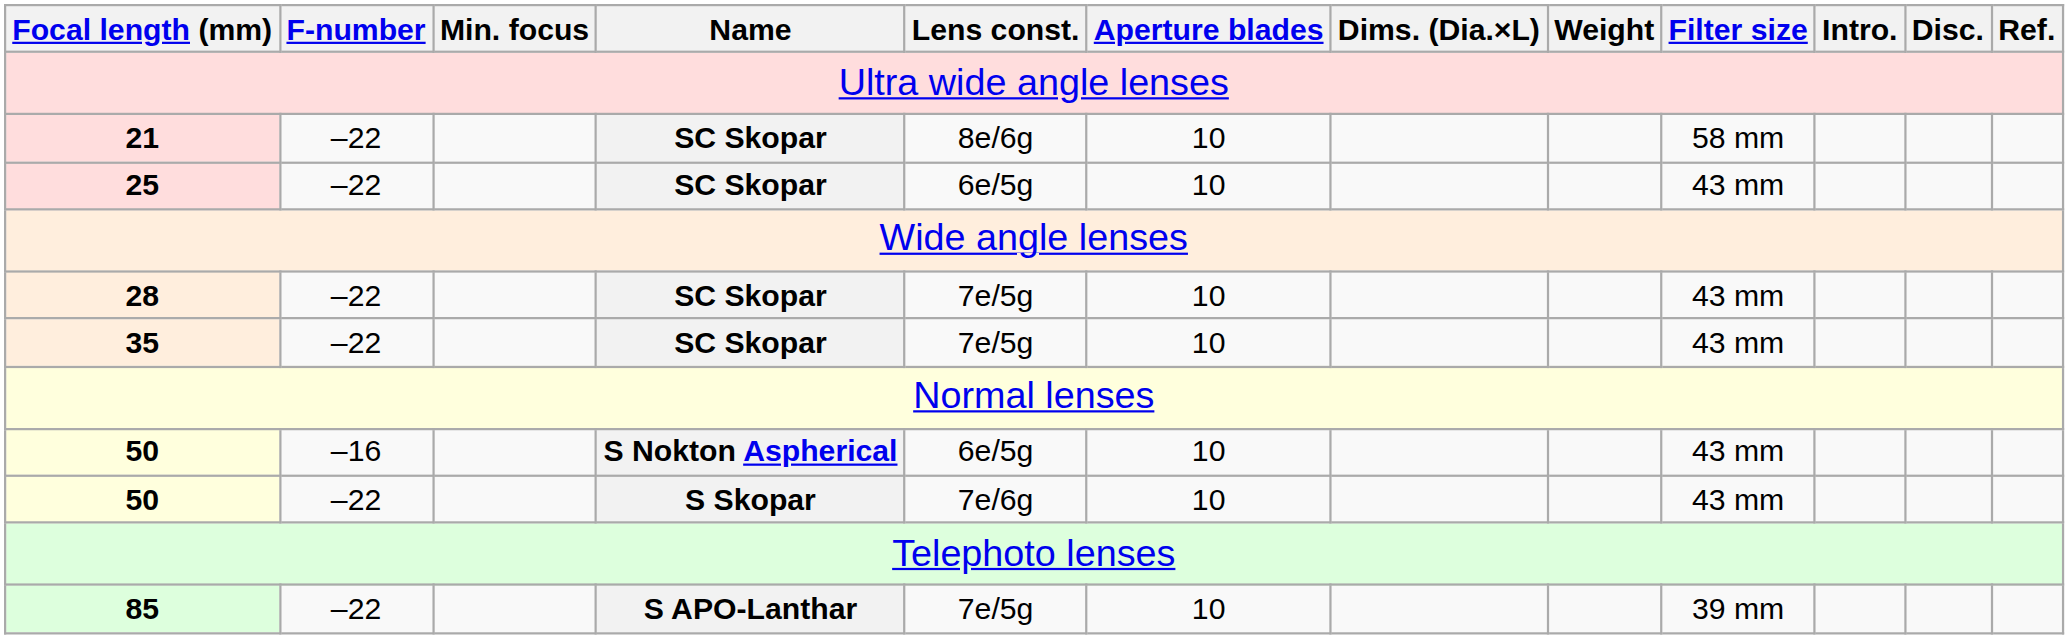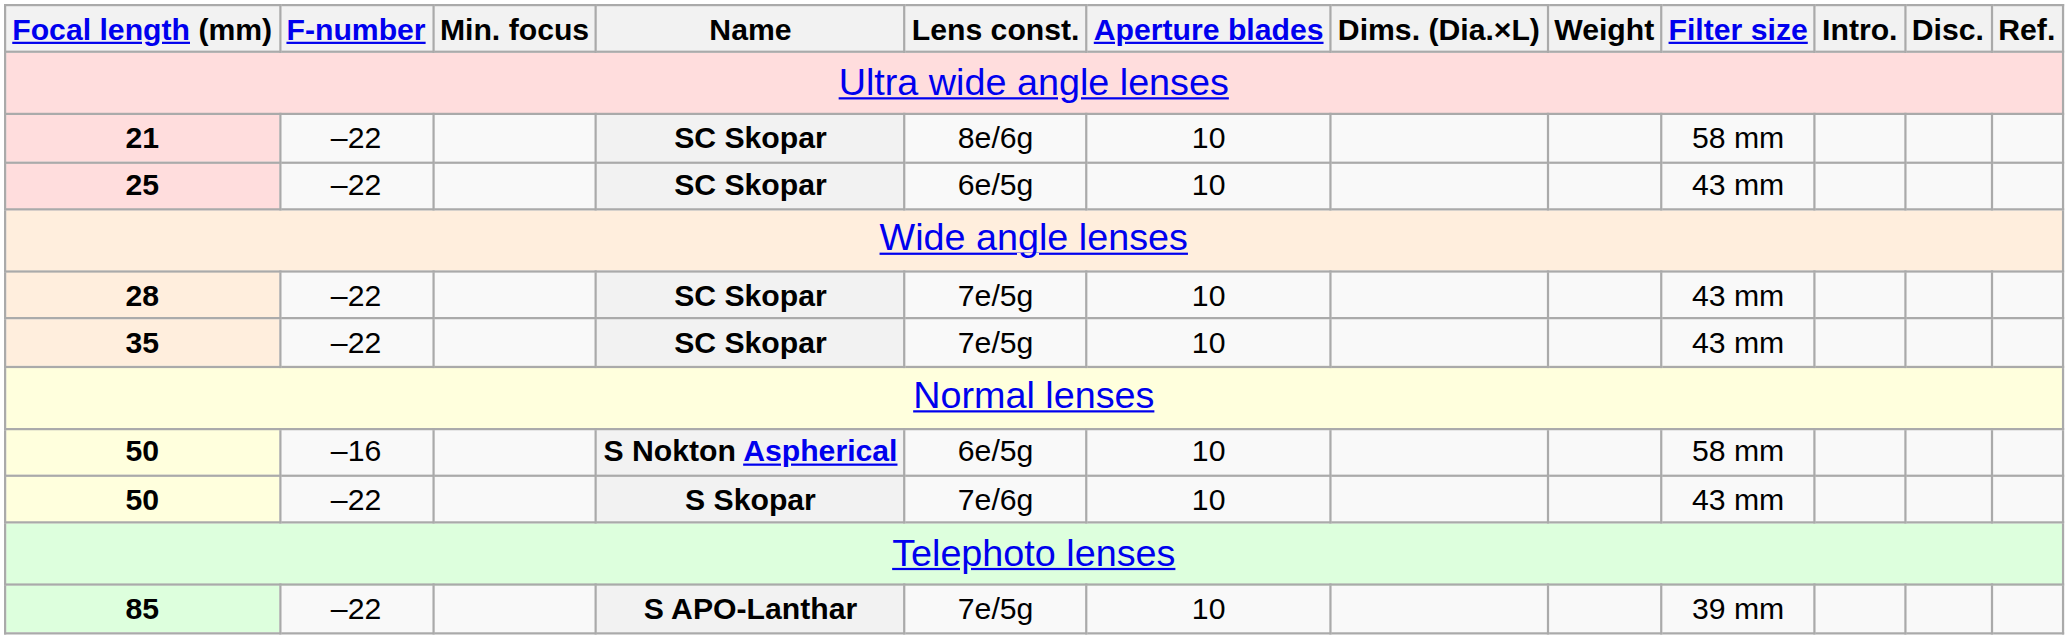(1738, 451) 43 mm -> (1738, 451) 58 mm
